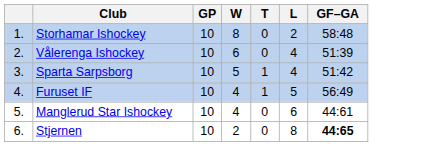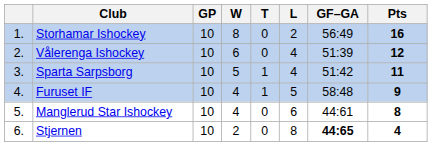+ column: (397, 14)
(338, 33) 58:48 -> (338, 33) 56:49
(338, 92) 56:49 -> (338, 92) 58:48
